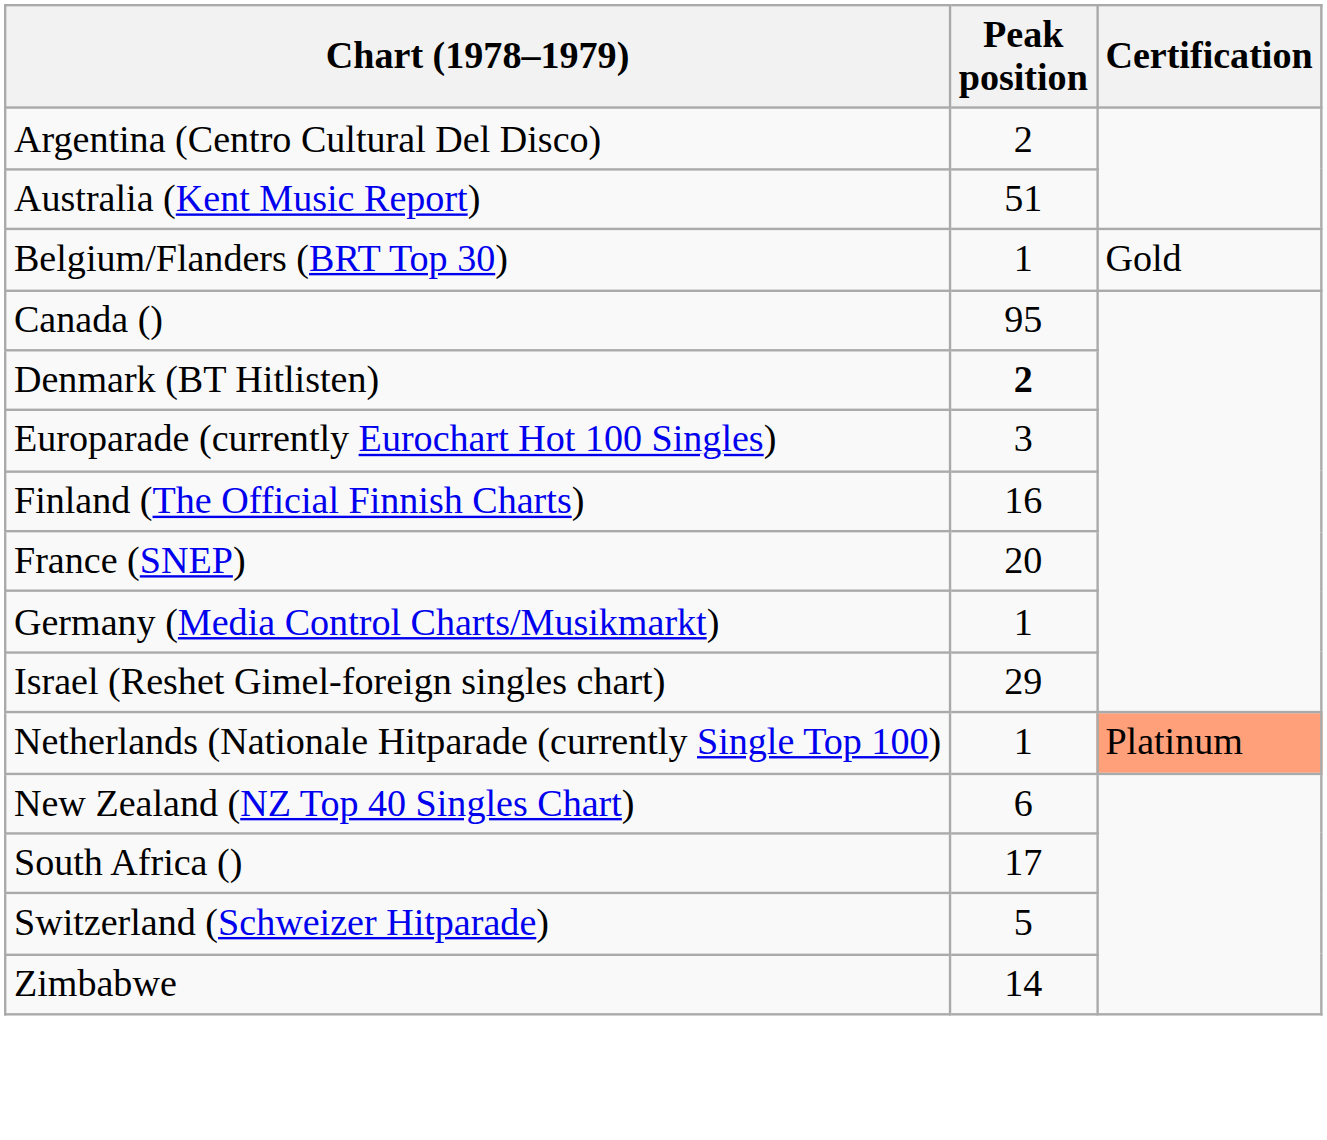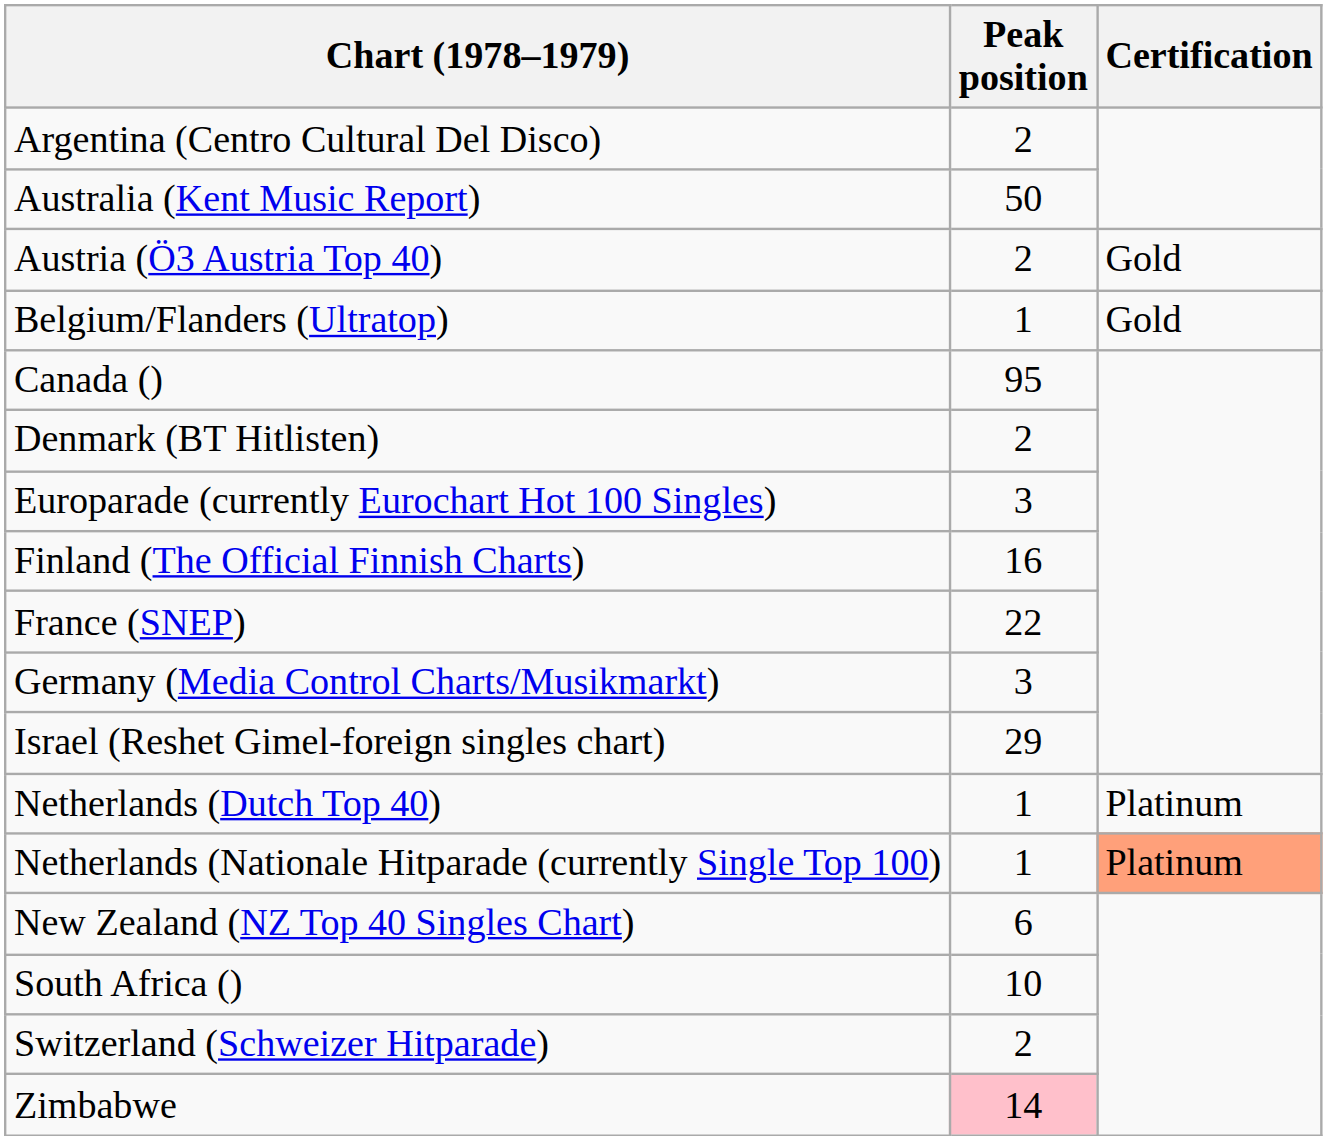(1023, 198) 51 -> (1023, 198) 50
+ row: (228, 258)
- row: (261, 258)
+ row: (231, 319)
(1023, 379) bold -> (1023, 439) normal
(1023, 560) 20 -> (1023, 621) 22
(1023, 621) 1 -> (1023, 681) 3
+ row: (227, 802)
(1023, 862) 17 -> (1023, 983) 10
(1023, 923) 5 -> (1023, 1043) 2
(1023, 983) no background -> (1023, 1104) pink background
